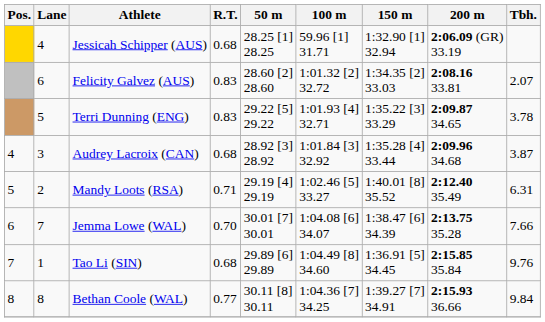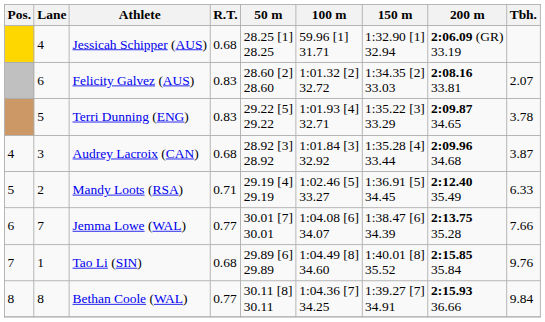(395, 189) 1:40.01 [8] 35.52 -> (395, 189) 1:36.91 [5] 34.45
(521, 189) 6.31 -> (521, 189) 6.33
(225, 226) 0.70 -> (225, 226) 0.77
(395, 262) 1:36.91 [5] 34.45 -> (395, 262) 1:40.01 [8] 35.52
